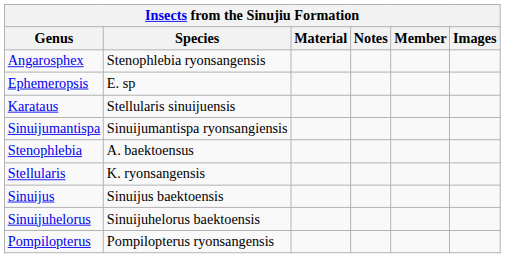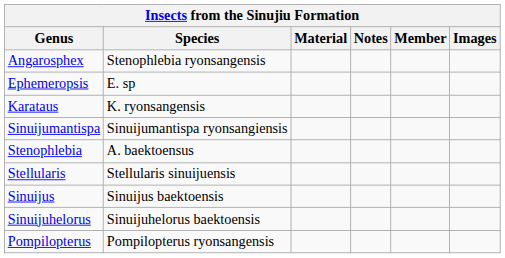(171, 106) Stellularis sinuijuensis -> (156, 106) K. ryonsangensis
(156, 173) K. ryonsangensis -> (171, 173) Stellularis sinuijuensis
